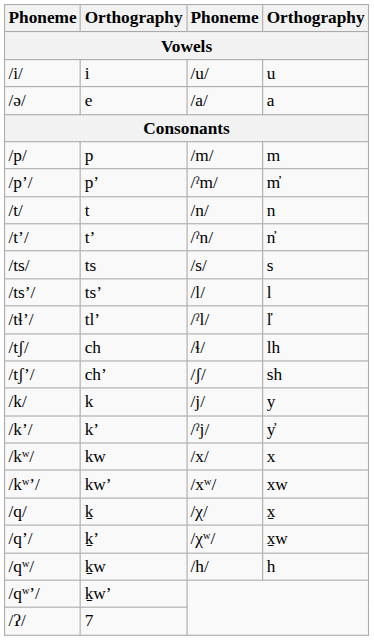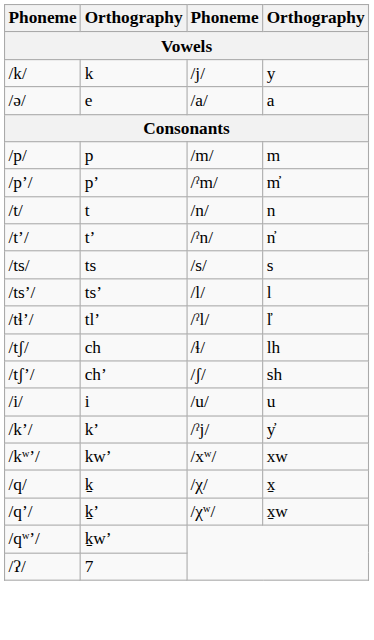rows swapped: (16, 73) <-> (18, 401)
- row: (21, 456)
- row: (21, 566)
